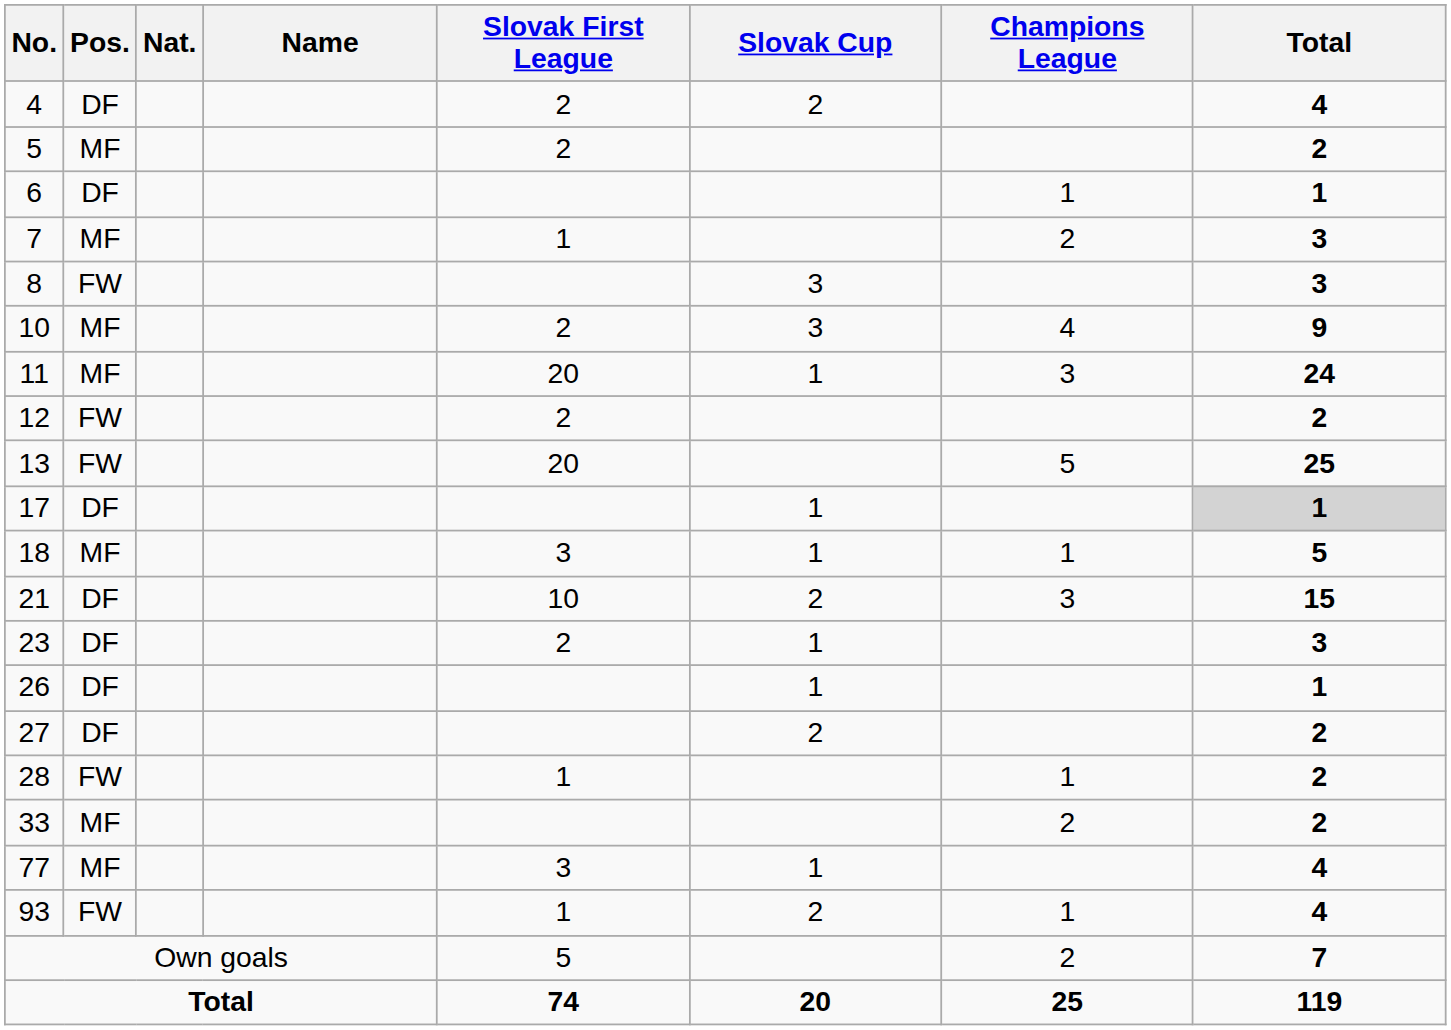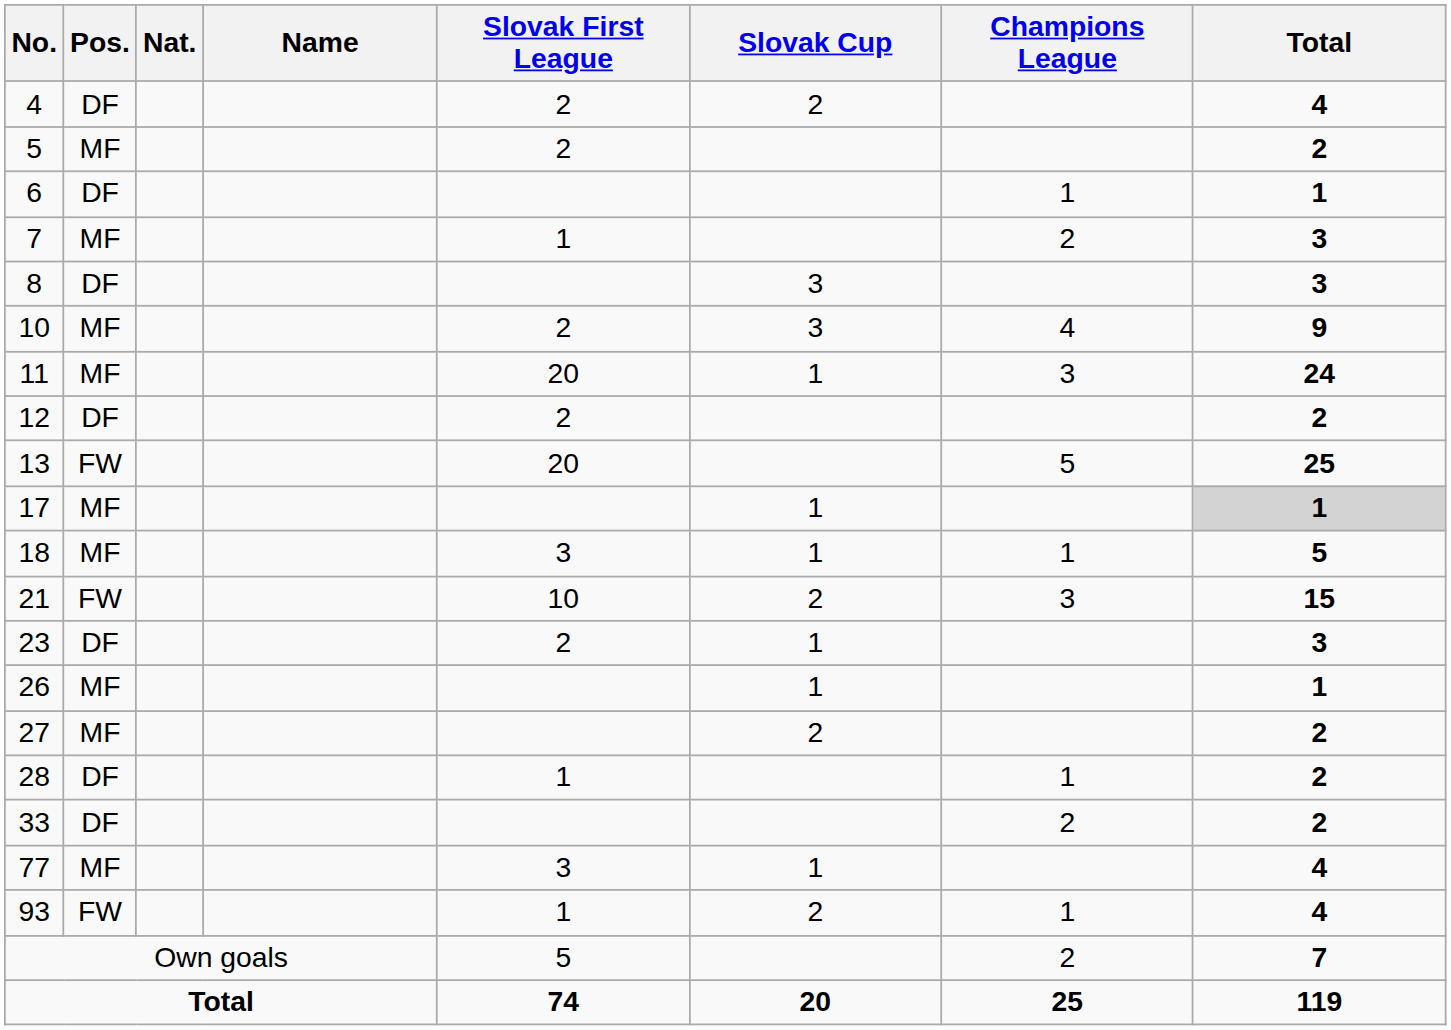(100, 283) FW -> (100, 283) DF
(100, 418) FW -> (100, 418) DF
(100, 507) DF -> (100, 507) MF
(100, 597) DF -> (100, 597) FW
(100, 687) DF -> (100, 687) MF
(100, 732) DF -> (100, 732) MF
(100, 777) FW -> (100, 777) DF
(100, 822) MF -> (100, 822) DF
